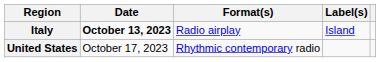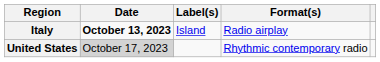columns swapped: (248, 13) <-> (346, 13)
(125, 48) no background -> (125, 48) lightgrey background
